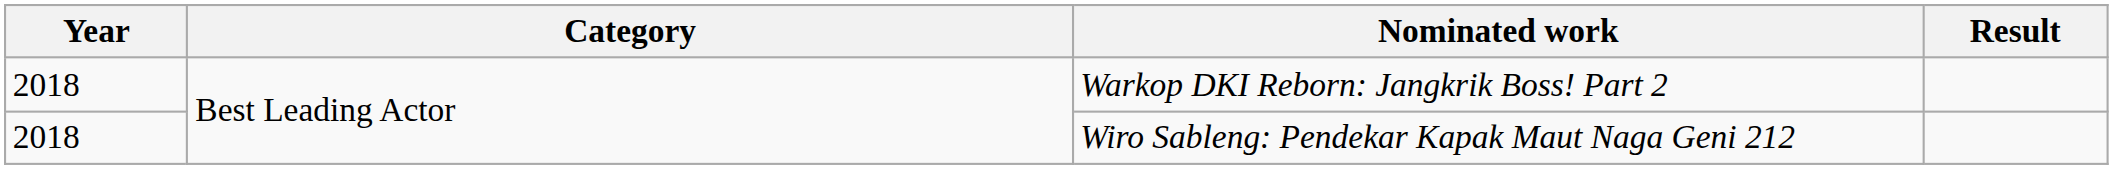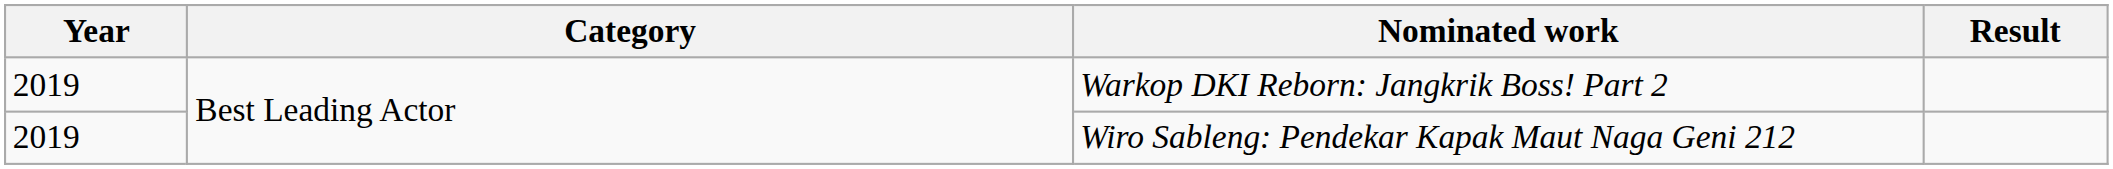(46, 84) 2018 -> (46, 84) 2019
(46, 137) 2018 -> (46, 137) 2019
